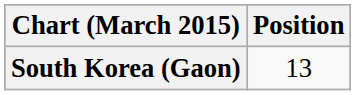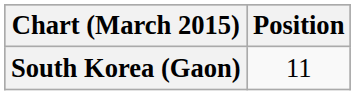(299, 67) 13 -> (299, 67) 11
